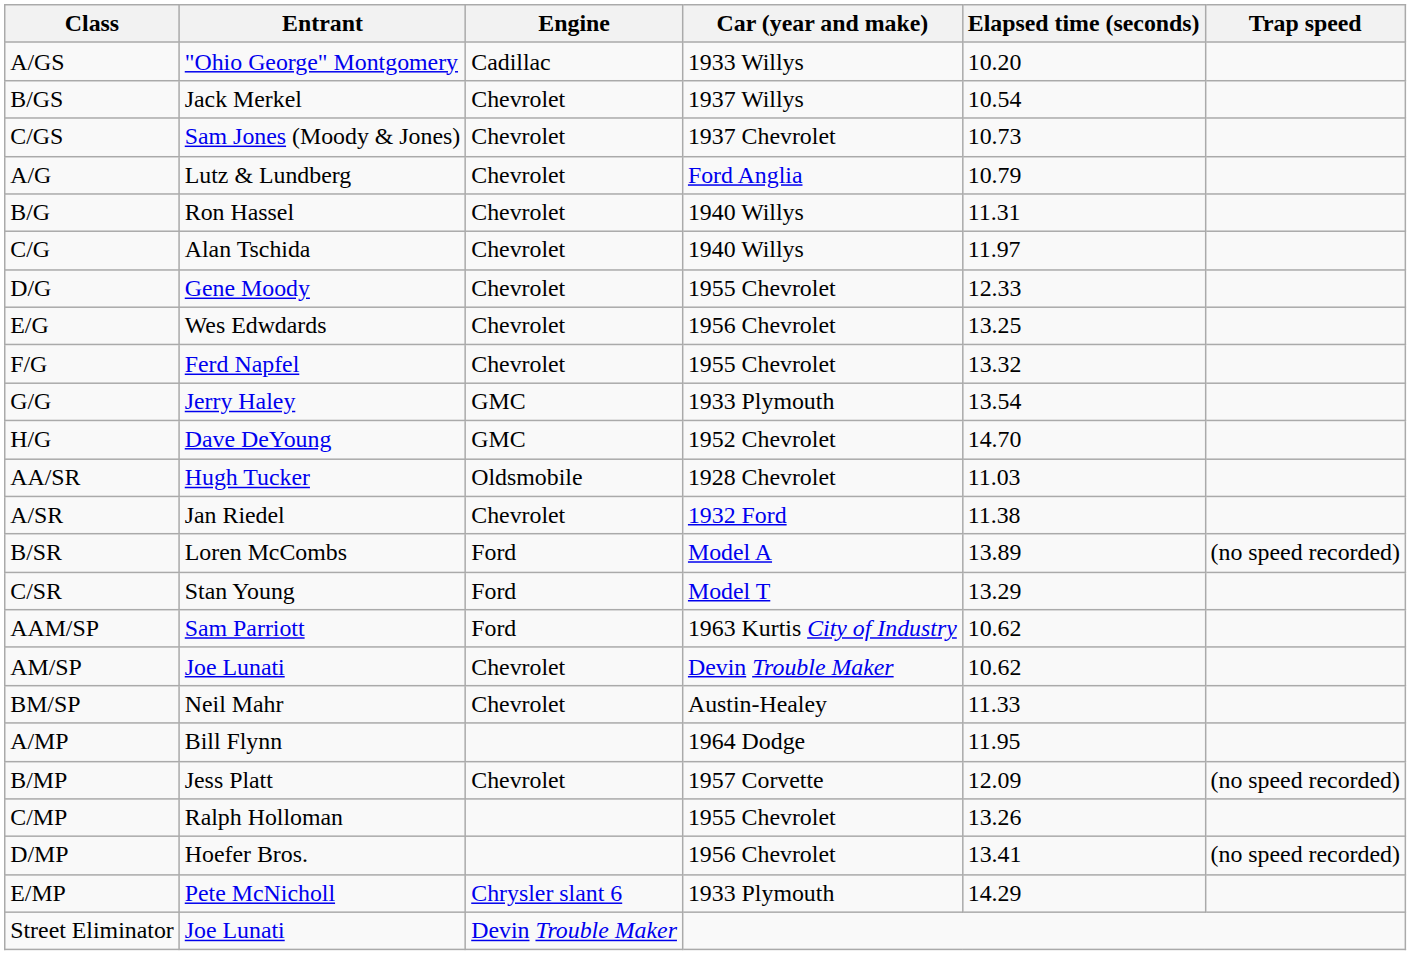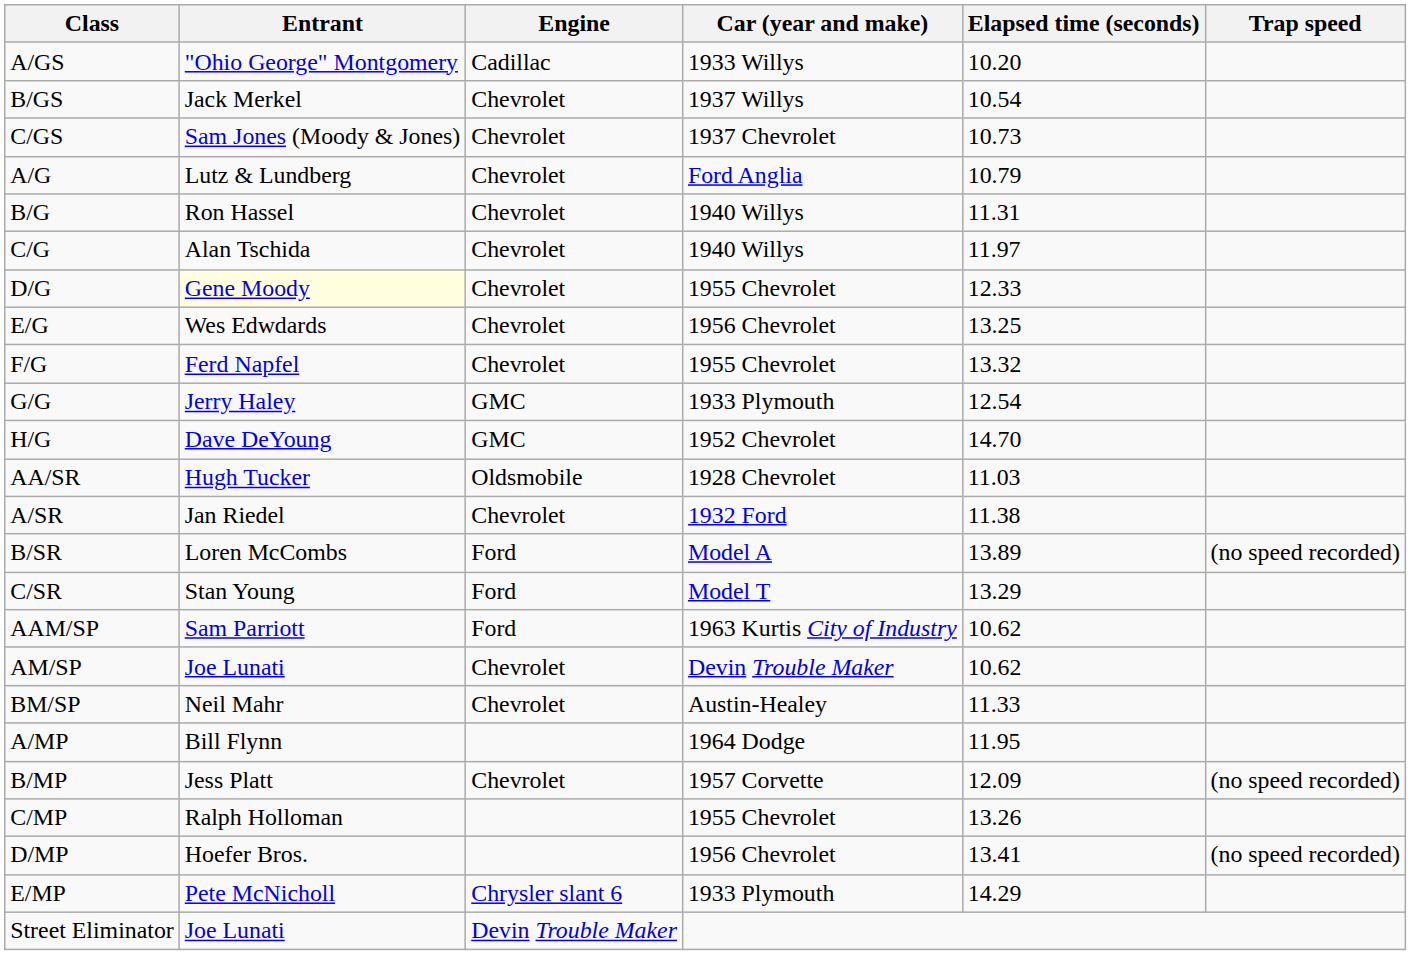(247, 288) no background -> (247, 288) lightyellow background
(995, 401) 13.54 -> (995, 401) 12.54
